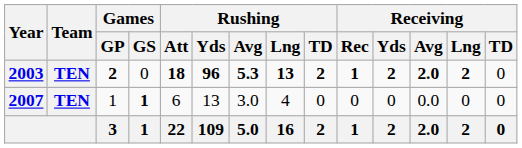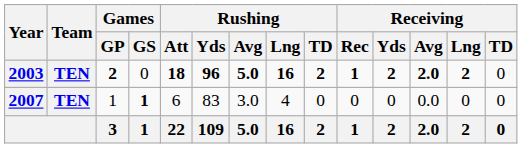(248, 73) 5.3 -> (248, 73) 5.0
(285, 73) 13 -> (285, 73) 16
(211, 101) 13 -> (211, 101) 83
